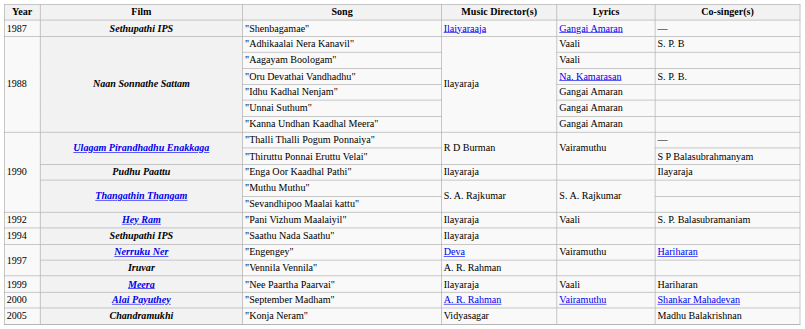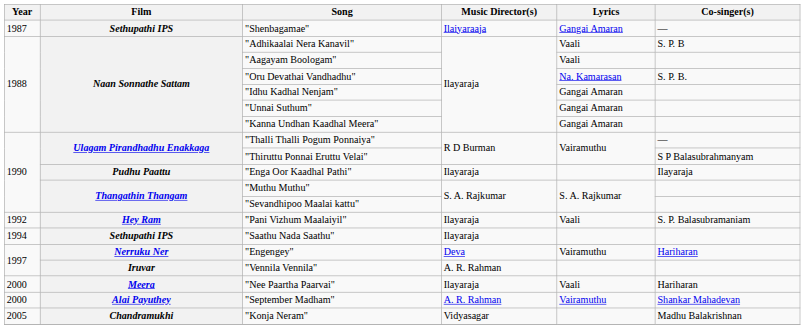(17, 284) 1999 -> (17, 284) 2000
